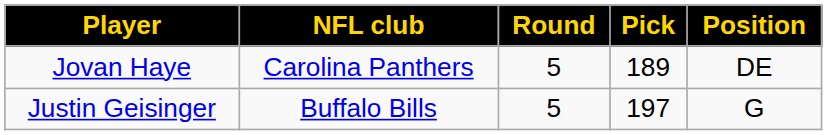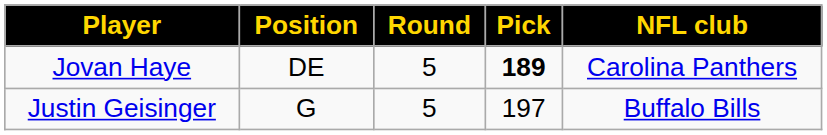columns swapped: (754, 25) <-> (369, 25)
(648, 66) normal -> (524, 66) bold
